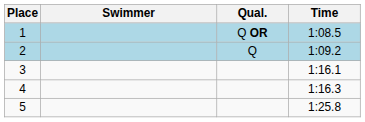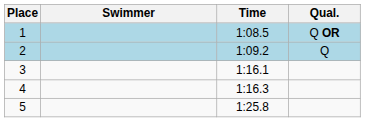columns swapped: (325, 13) <-> (252, 13)
